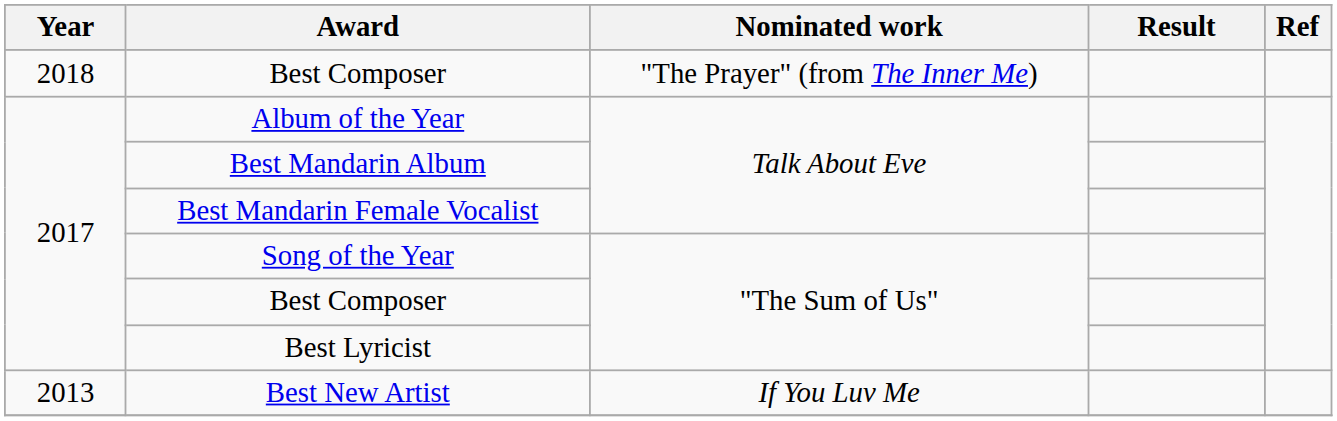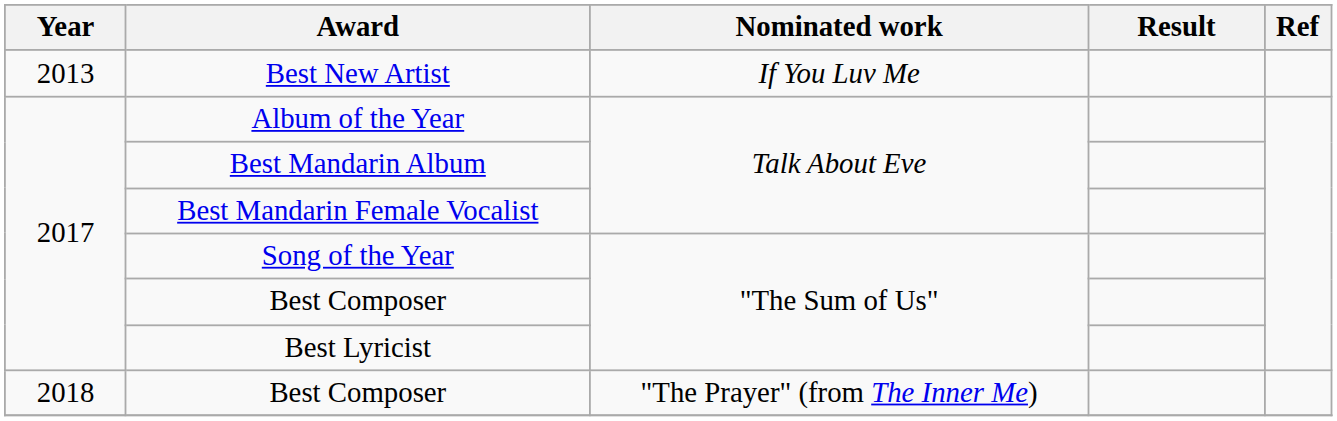rows swapped: (358, 392) <-> (358, 73)
